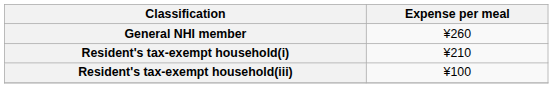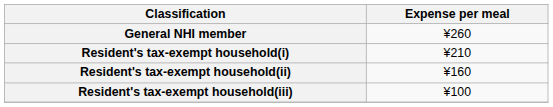+ row: (185, 72)
